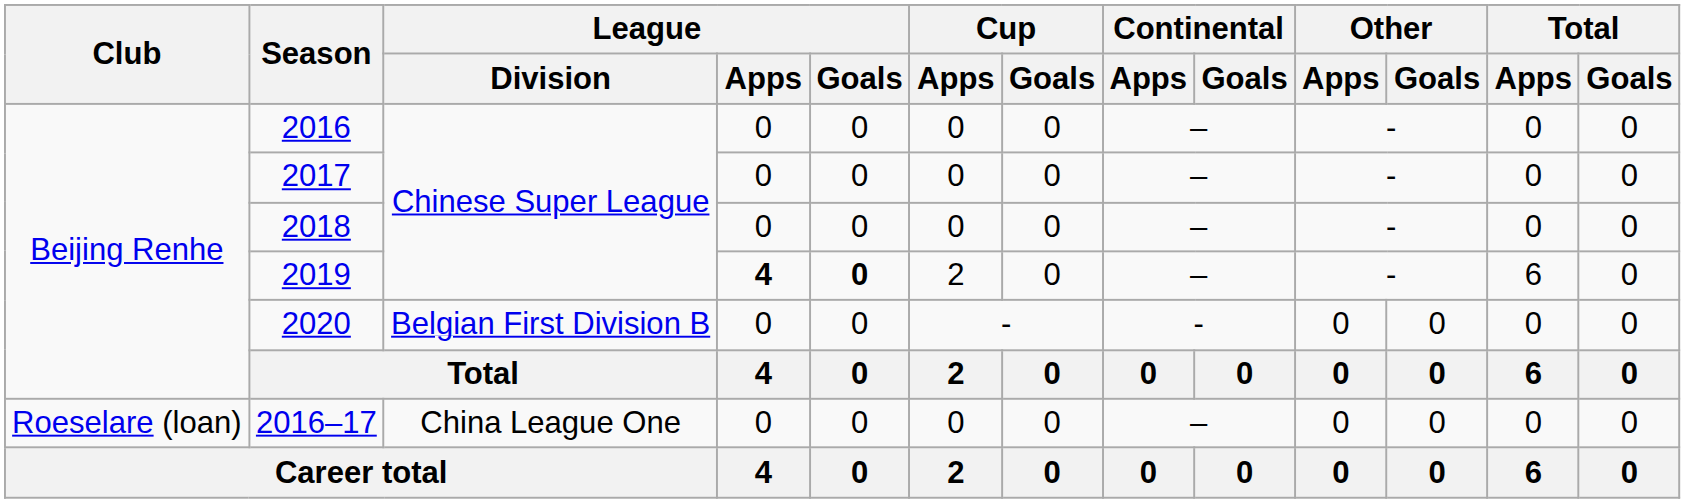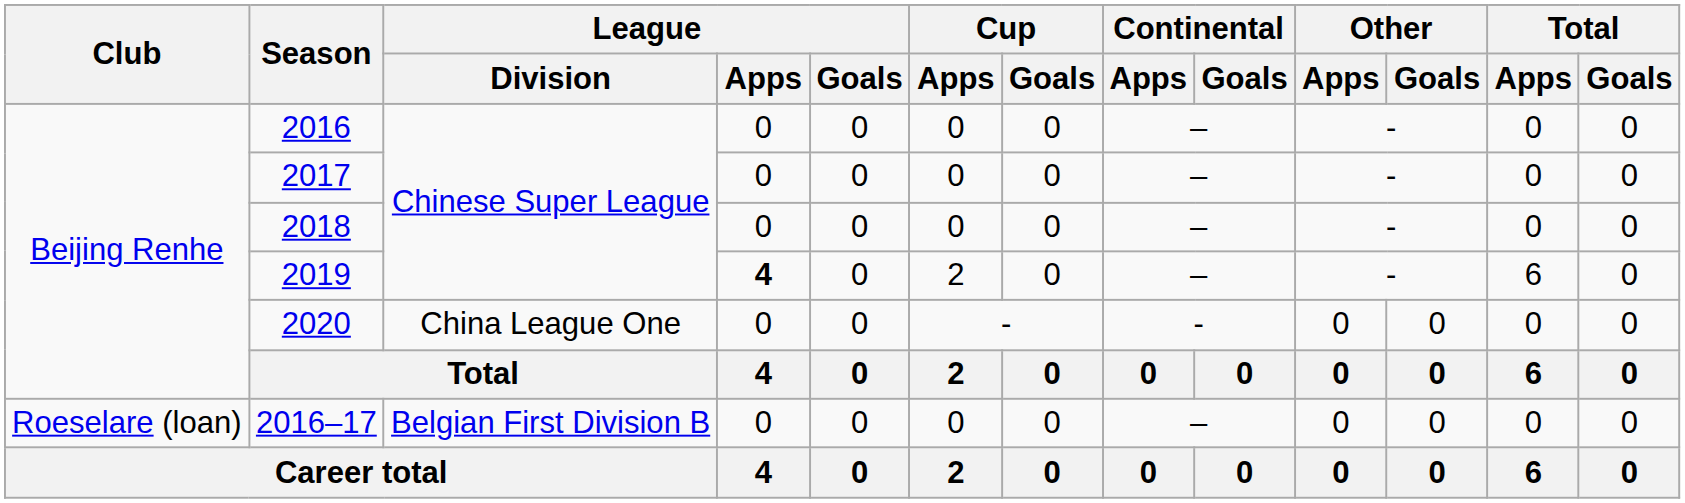(860, 275) bold -> (860, 275) normal
(551, 324) Belgian First Division B -> (551, 324) China League One
(551, 422) China League One -> (551, 422) Belgian First Division B
